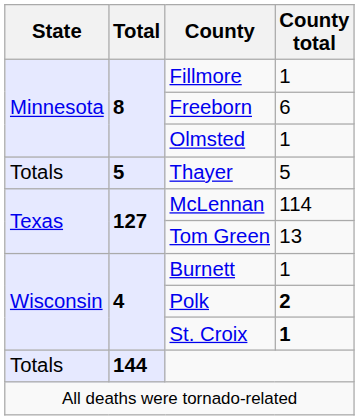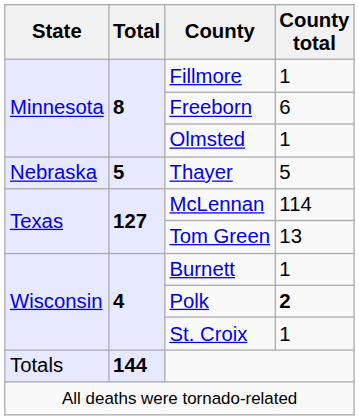(37, 172) Totals -> (53, 172) Nebraska
(285, 333) bold -> (285, 333) normal
